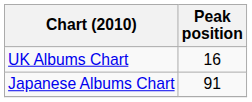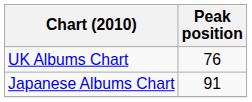(212, 59) 16 -> (212, 59) 76
